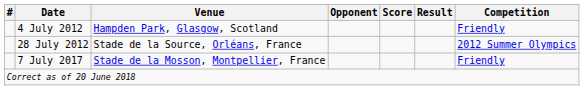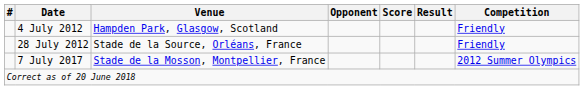(517, 45) 2012 Summer Olympics -> (481, 45) Friendly
(481, 61) Friendly -> (517, 61) 2012 Summer Olympics
